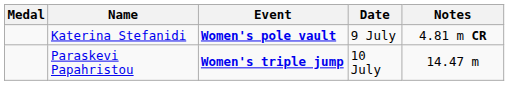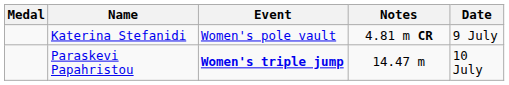columns swapped: (375, 15) <-> (453, 15)
(269, 35) bold -> (269, 35) normal
